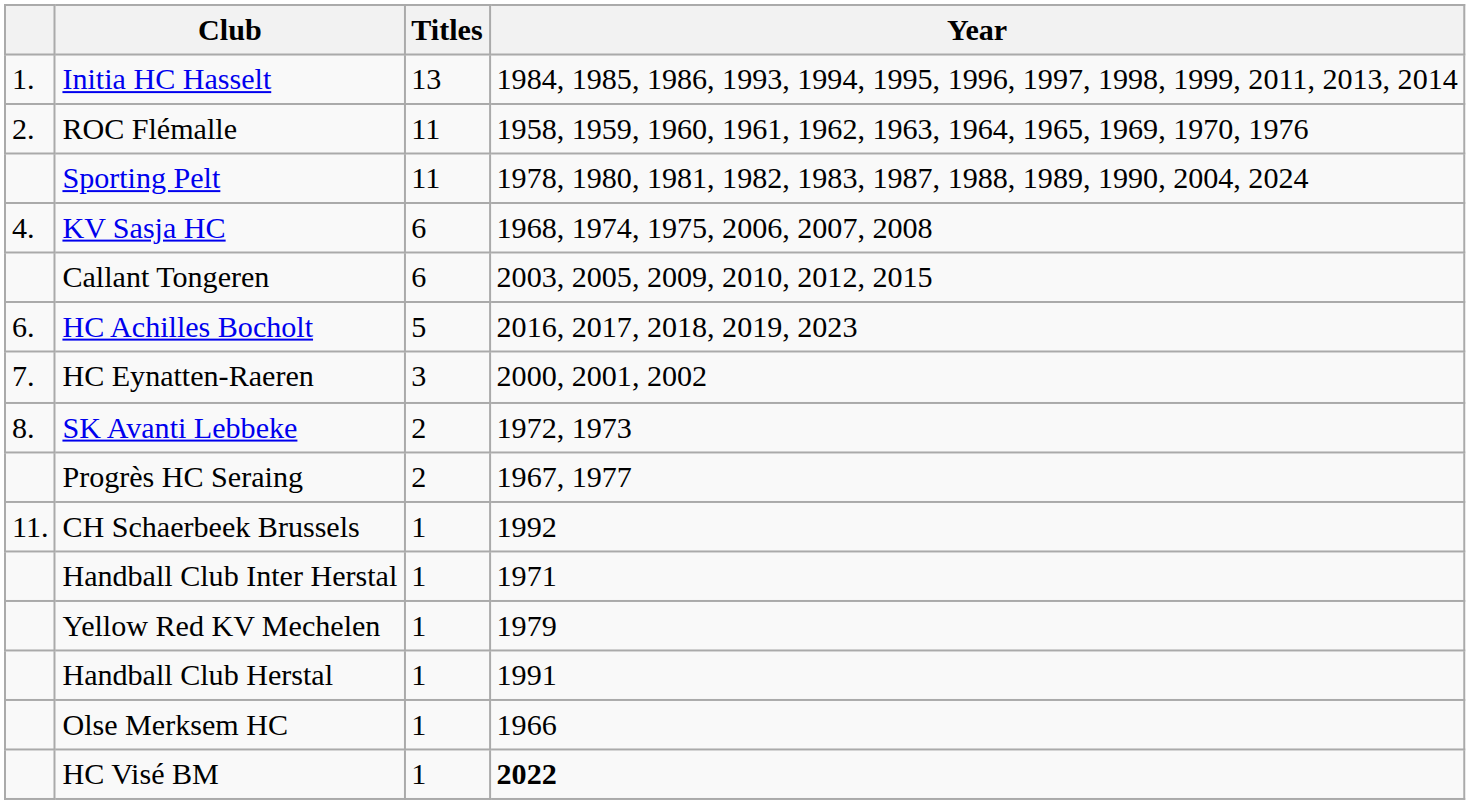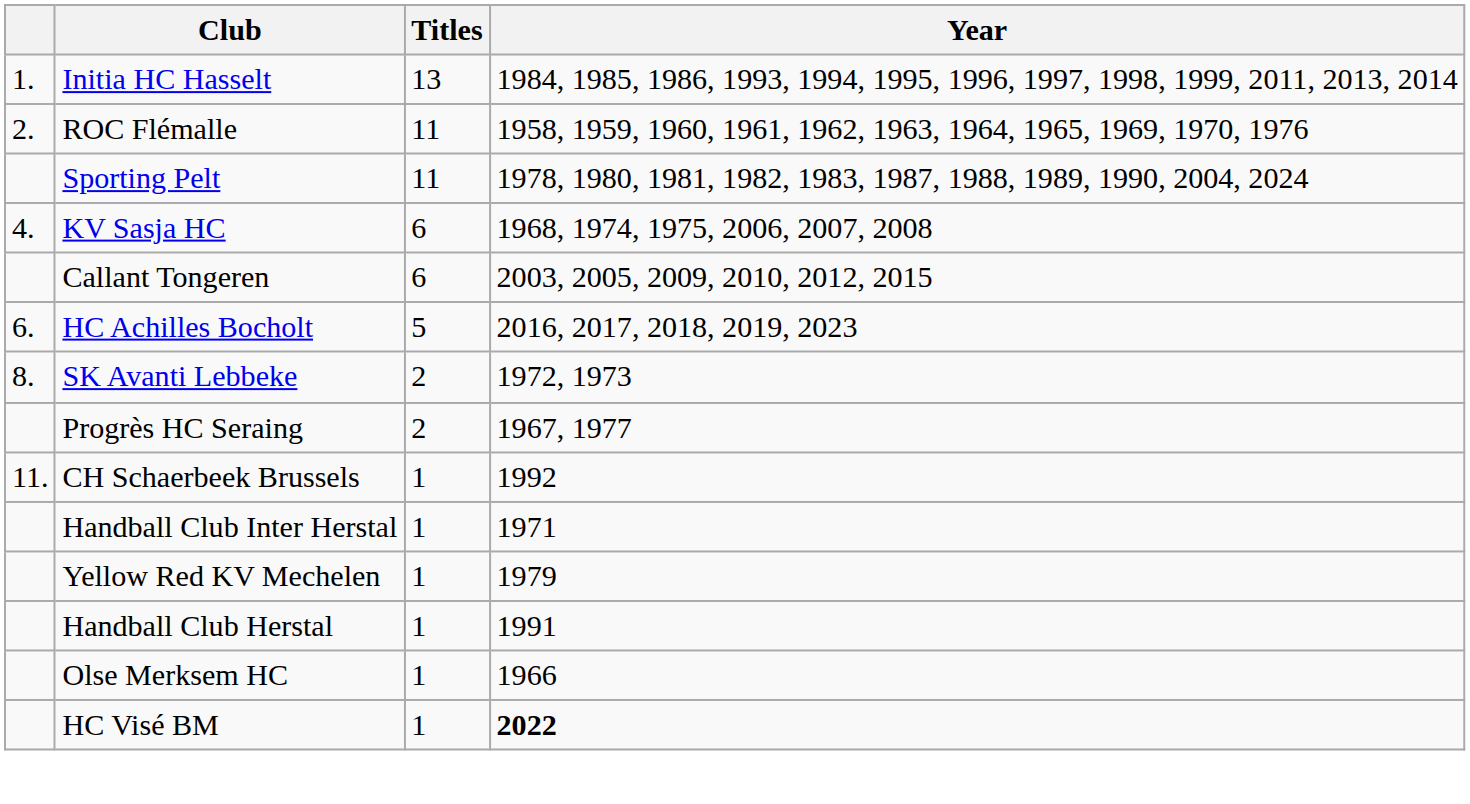- row: (188, 376)
